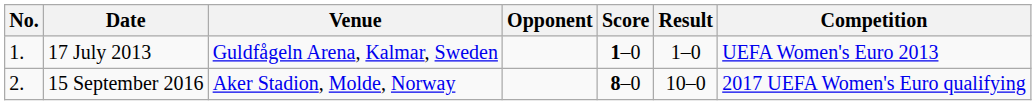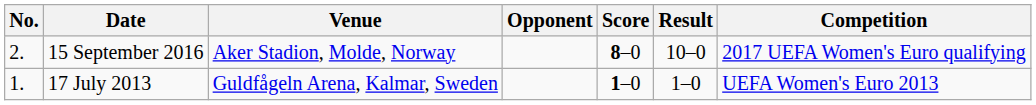rows swapped: (100, 52) <-> (126, 83)
